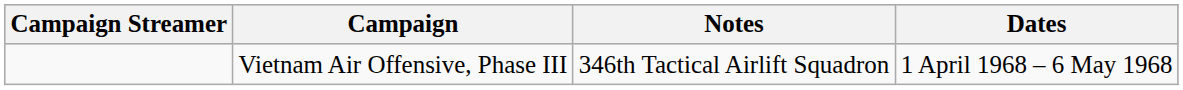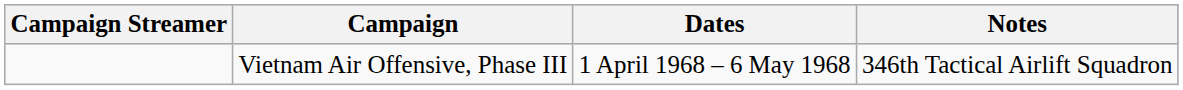columns swapped: (1037, 24) <-> (734, 24)
